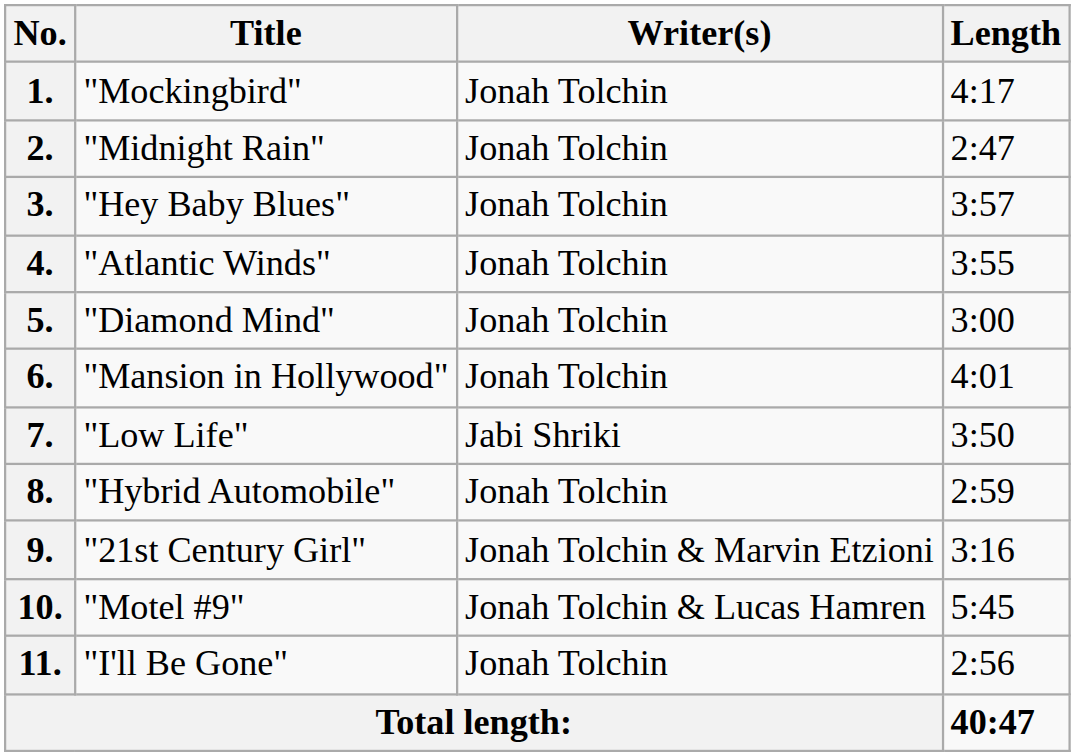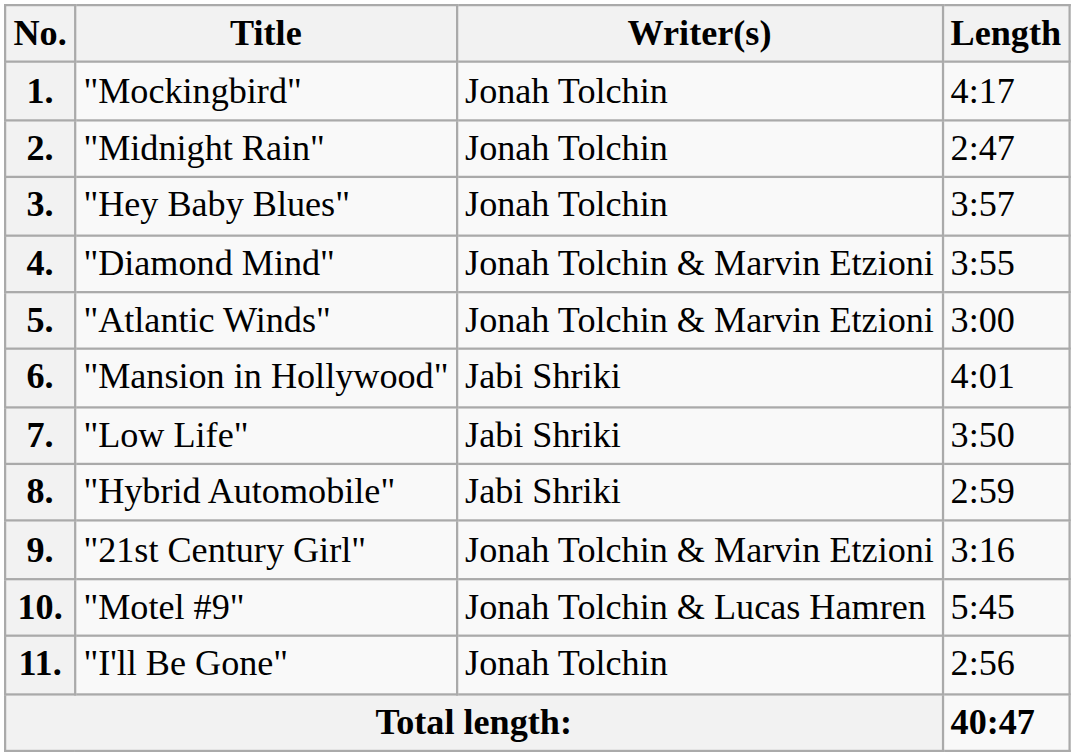(207, 262) "Atlantic Winds" -> (209, 262) "Diamond Mind"
(566, 262) Jonah Tolchin -> (699, 262) Jonah Tolchin & Marvin Etzioni
(209, 319) "Diamond Mind" -> (207, 319) "Atlantic Winds"
(566, 319) Jonah Tolchin -> (699, 319) Jonah Tolchin & Marvin Etzioni
(566, 377) Jonah Tolchin -> (543, 377) Jabi Shriki
(566, 491) Jonah Tolchin -> (543, 491) Jabi Shriki
